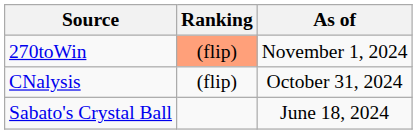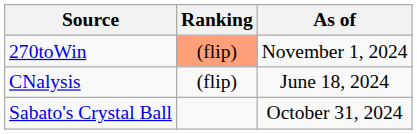(335, 81) October 31, 2024 -> (335, 81) June 18, 2024
(335, 112) June 18, 2024 -> (335, 112) October 31, 2024
